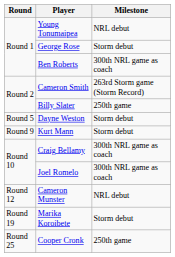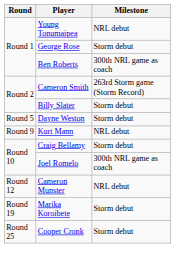(112, 105) 250th game -> (113, 105) Storm debut
(113, 132) Storm debut -> (111, 132) NRL debut
(126, 150) 300th NRL game as coach -> (113, 145) Storm debut
(112, 241) 250th game -> (113, 231) Storm debut
